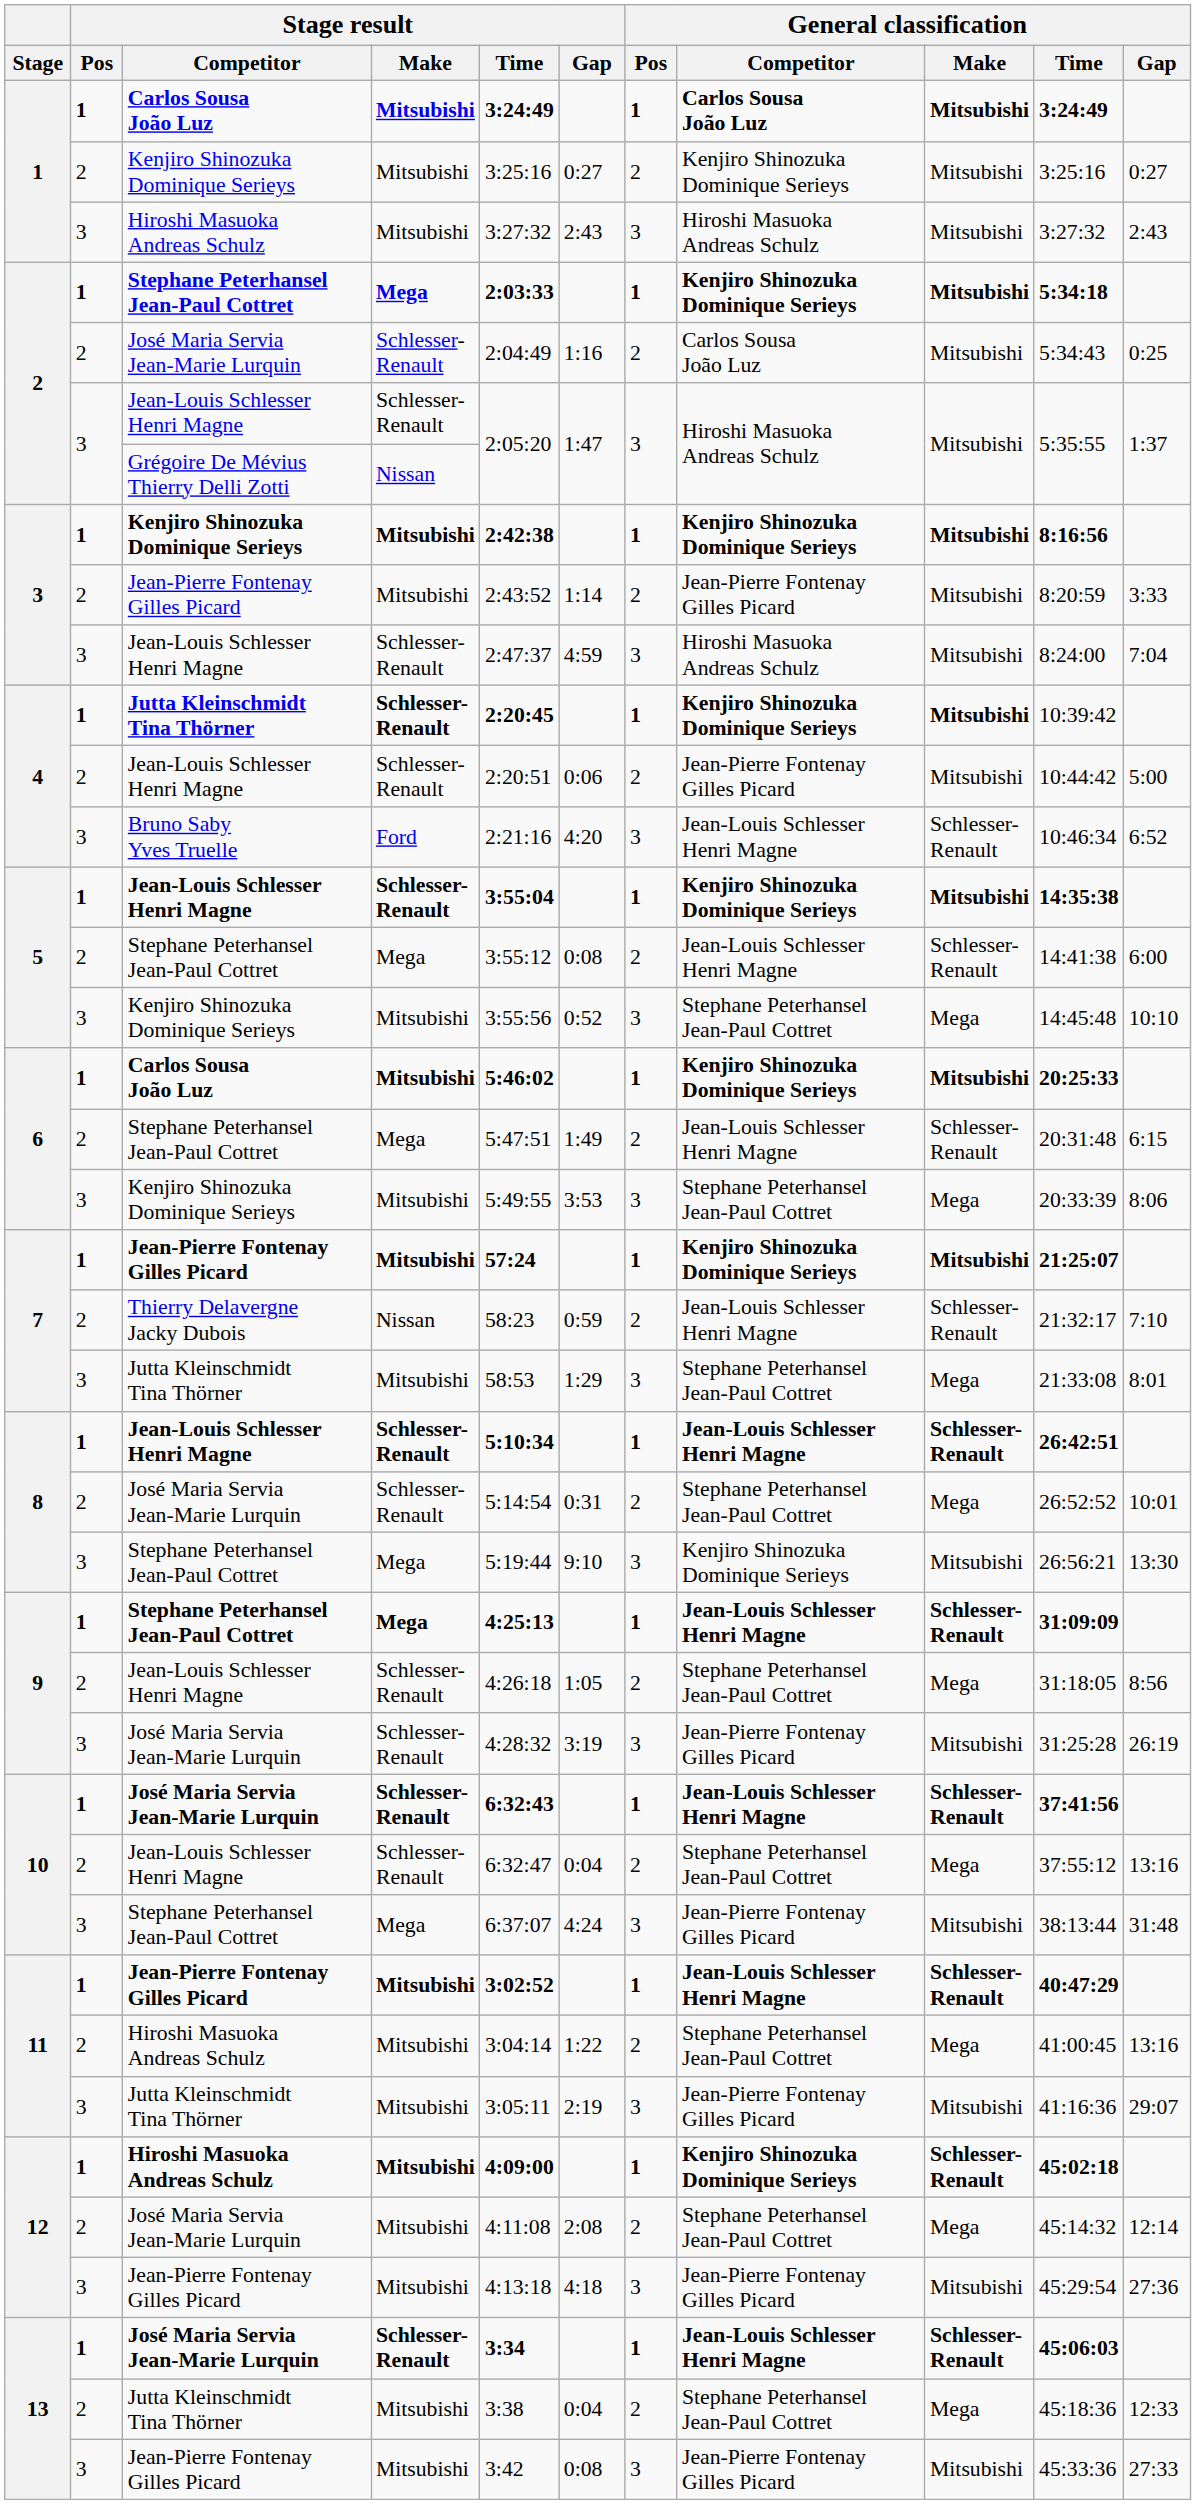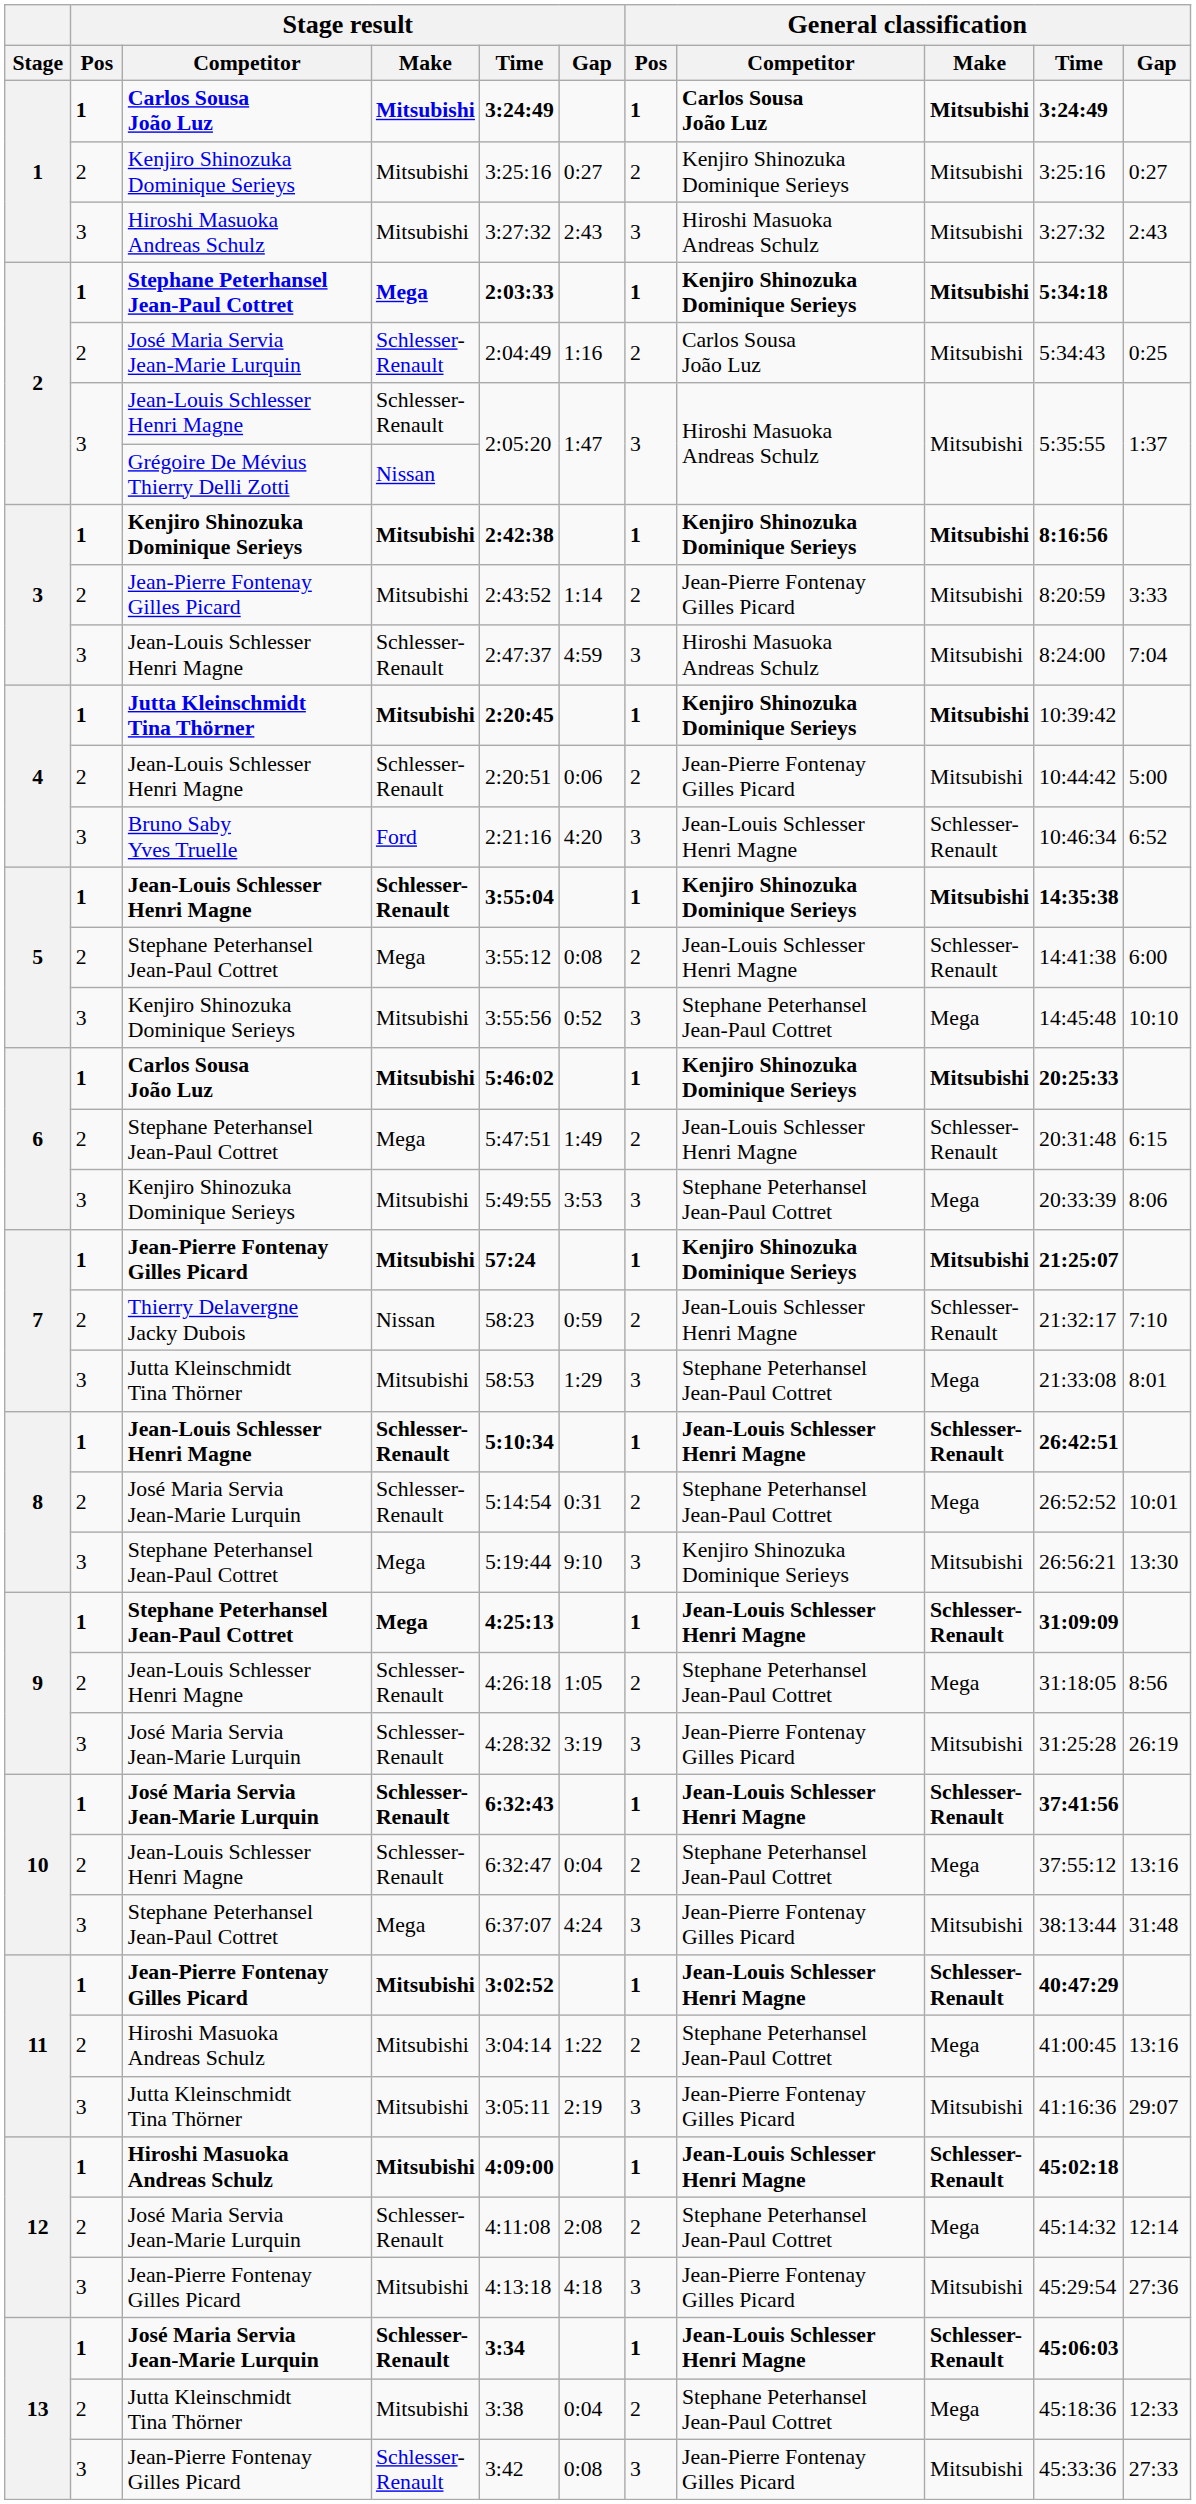(422, 714) Schlesser-Renault -> (425, 714) Mitsubishi
(770, 2166) Kenjiro Shinozuka Dominique Serieys -> (779, 2166) Jean-Louis Schlesser Henri Magne
(422, 2226) Mitsubishi -> (420, 2226) Schlesser-Renault
(422, 2468) Mitsubishi -> (420, 2468) Schlesser-Renault
